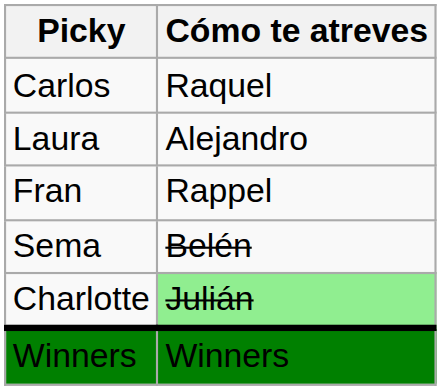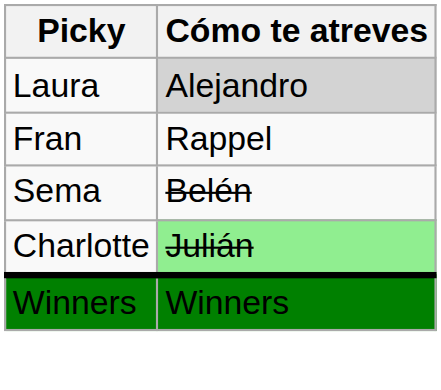- row: (62, 84)
(237, 138) no background -> (237, 84) lightgrey background
